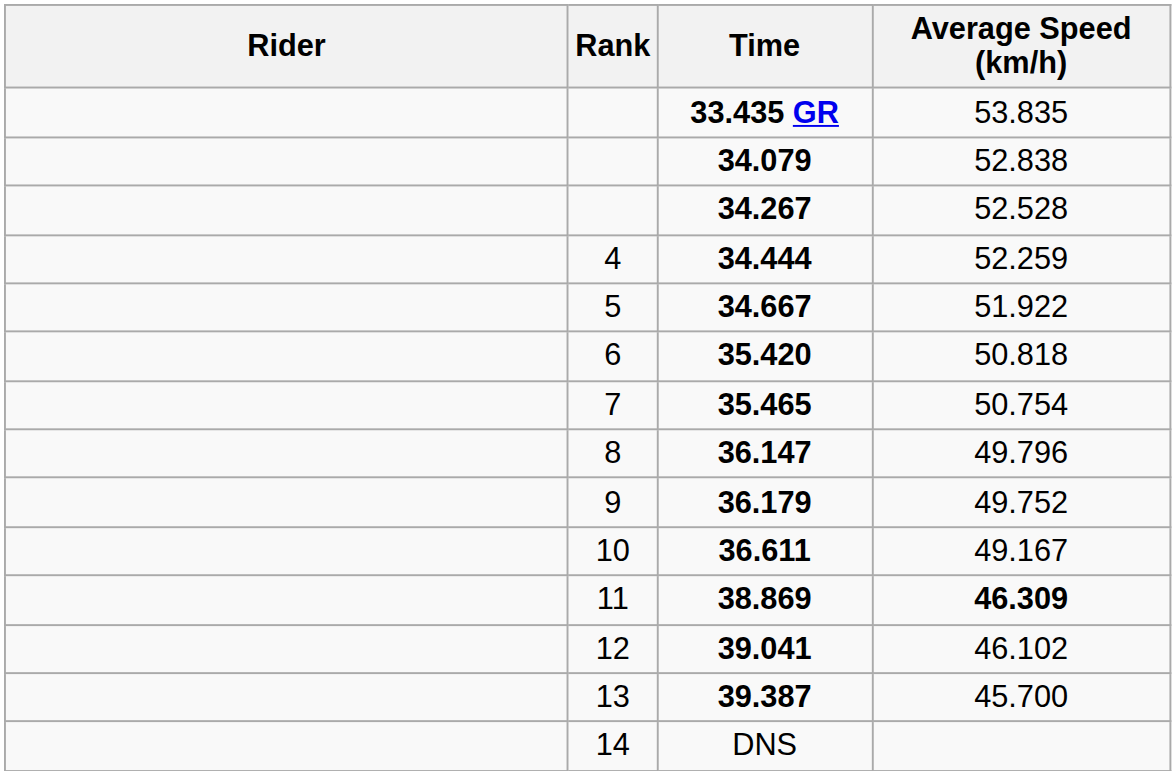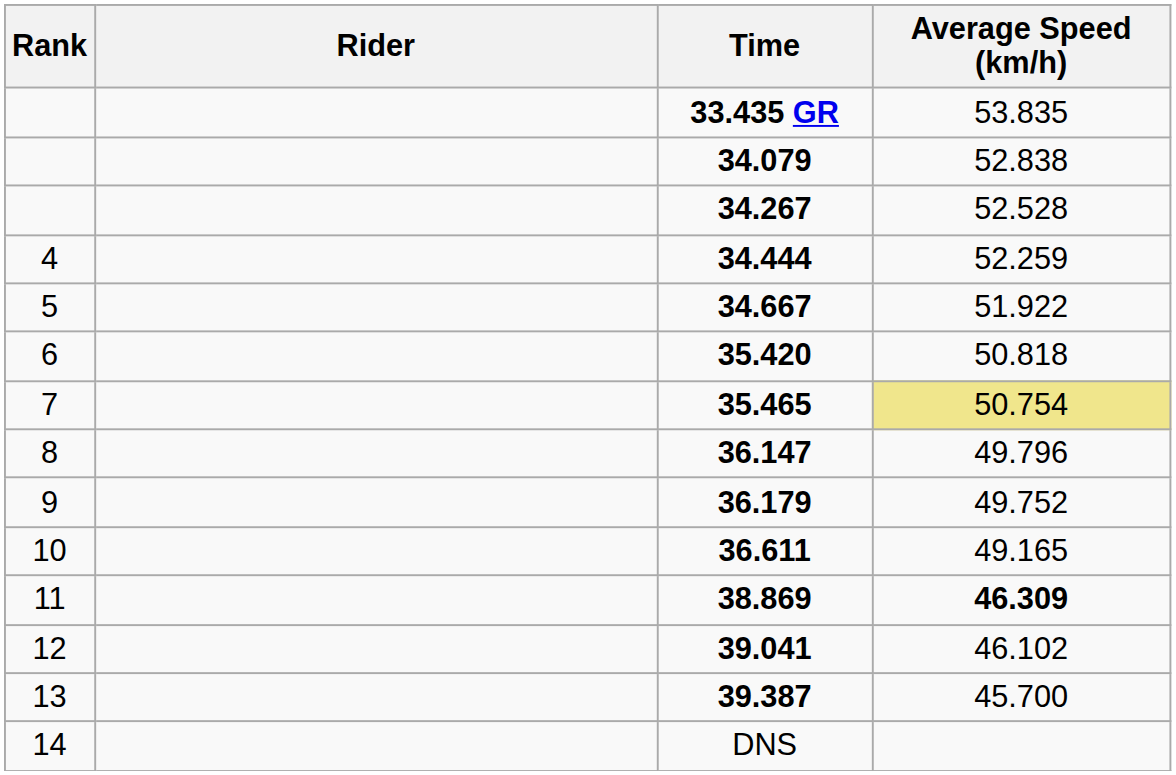columns swapped: (613, 46) <-> (287, 46)
(1021, 404) no background -> (1021, 404) khaki background
(1021, 550) 49.167 -> (1021, 550) 49.165
